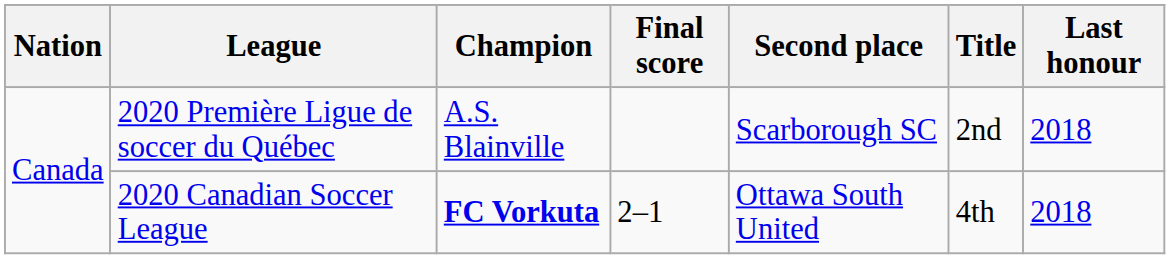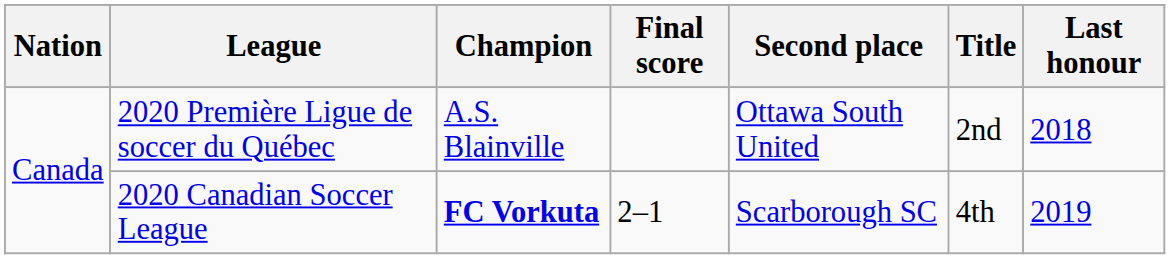(836, 128) Scarborough SC -> (819, 128) Ottawa South United
(819, 211) Ottawa South United -> (836, 211) Scarborough SC
(1061, 211) 2018 -> (1061, 211) 2019
